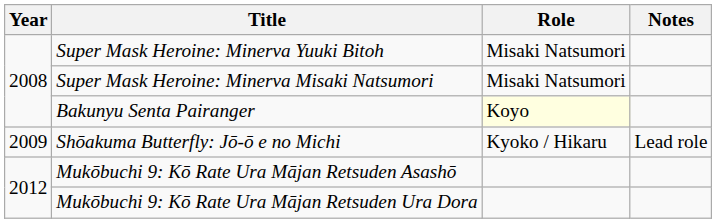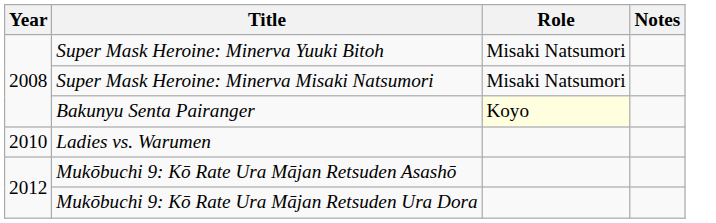- row: (198, 141)
+ row: (134, 141)
